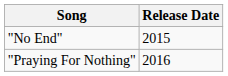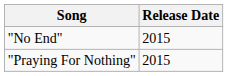(156, 60) 2016 -> (156, 60) 2015
